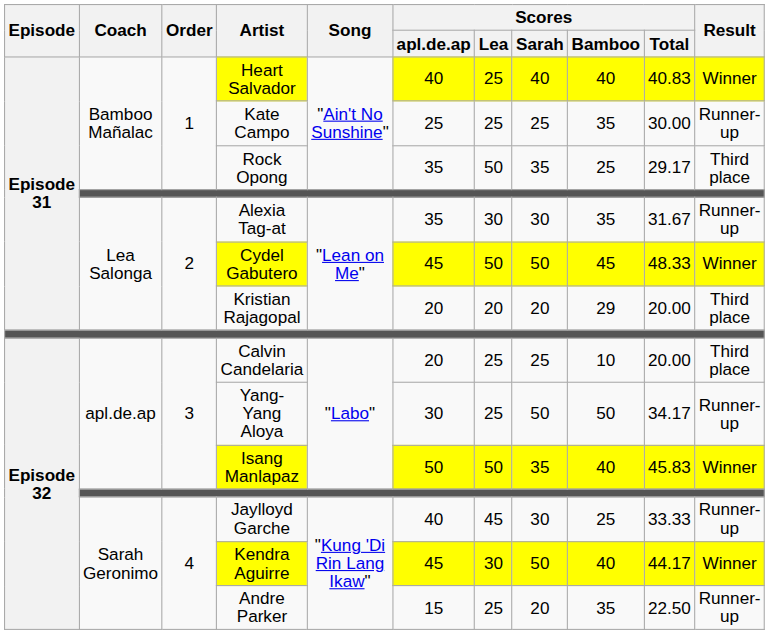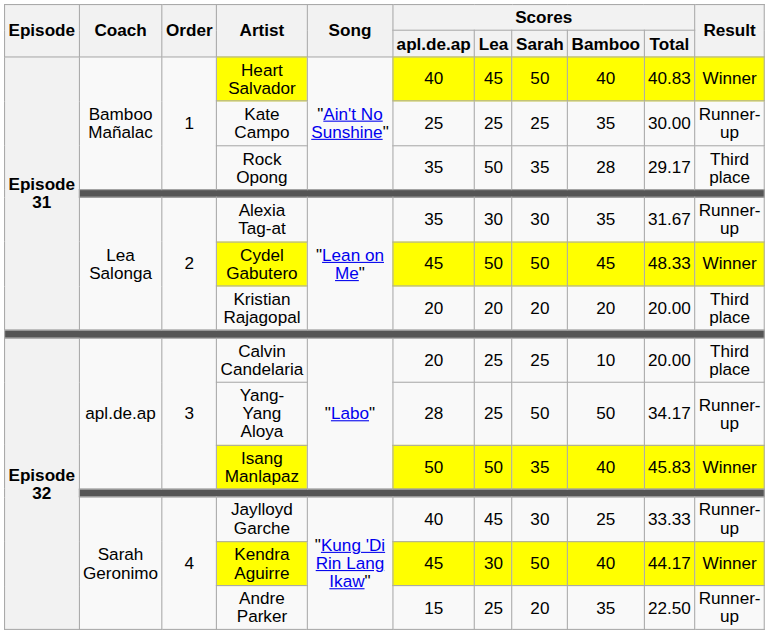(493, 79) 25 -> (493, 79) 45
(540, 79) 40 -> (540, 79) 50
(606, 167) 25 -> (606, 167) 28
(606, 308) 29 -> (606, 308) 20
(434, 414) 30 -> (434, 414) 28
